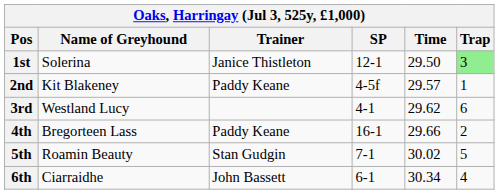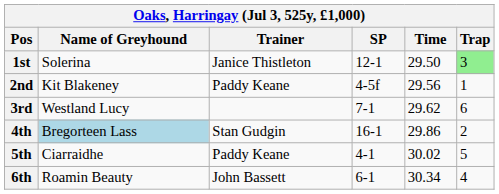(424, 85) 29.57 -> (424, 85) 29.56
(365, 108) 4-1 -> (365, 108) 7-1
(89, 131) no background -> (89, 131) lightblue background
(251, 131) Paddy Keane -> (249, 131) Stan Gudgin
(424, 131) 29.66 -> (424, 131) 29.86
(87, 154) Roamin Beauty -> (73, 154) Ciarraidhe
(249, 154) Stan Gudgin -> (251, 154) Paddy Keane
(365, 154) 7-1 -> (365, 154) 4-1
(73, 177) Ciarraidhe -> (87, 177) Roamin Beauty
